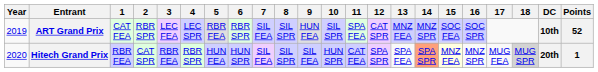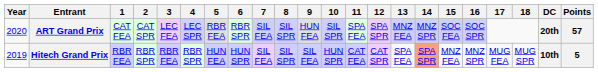(17, 30) 2019 -> (17, 30) 2020
(145, 30) RBR SPR -> (145, 30) CAT SPR
(379, 30) CAT SPR -> (379, 30) SPA SPR
(550, 30) 10th -> (550, 30) 20th
(577, 30) 52 -> (577, 30) 57
(17, 55) 2020 -> (17, 55) 2019
(145, 55) CAT SPR -> (145, 55) RBR SPR
(379, 55) SPA SPR -> (379, 55) CAT SPR
(451, 55) lightyellow background -> (451, 55) no background
(525, 55) lightgrey background -> (525, 55) no background
(550, 55) 20th -> (550, 55) 10th
(577, 55) 1 -> (577, 55) 5
